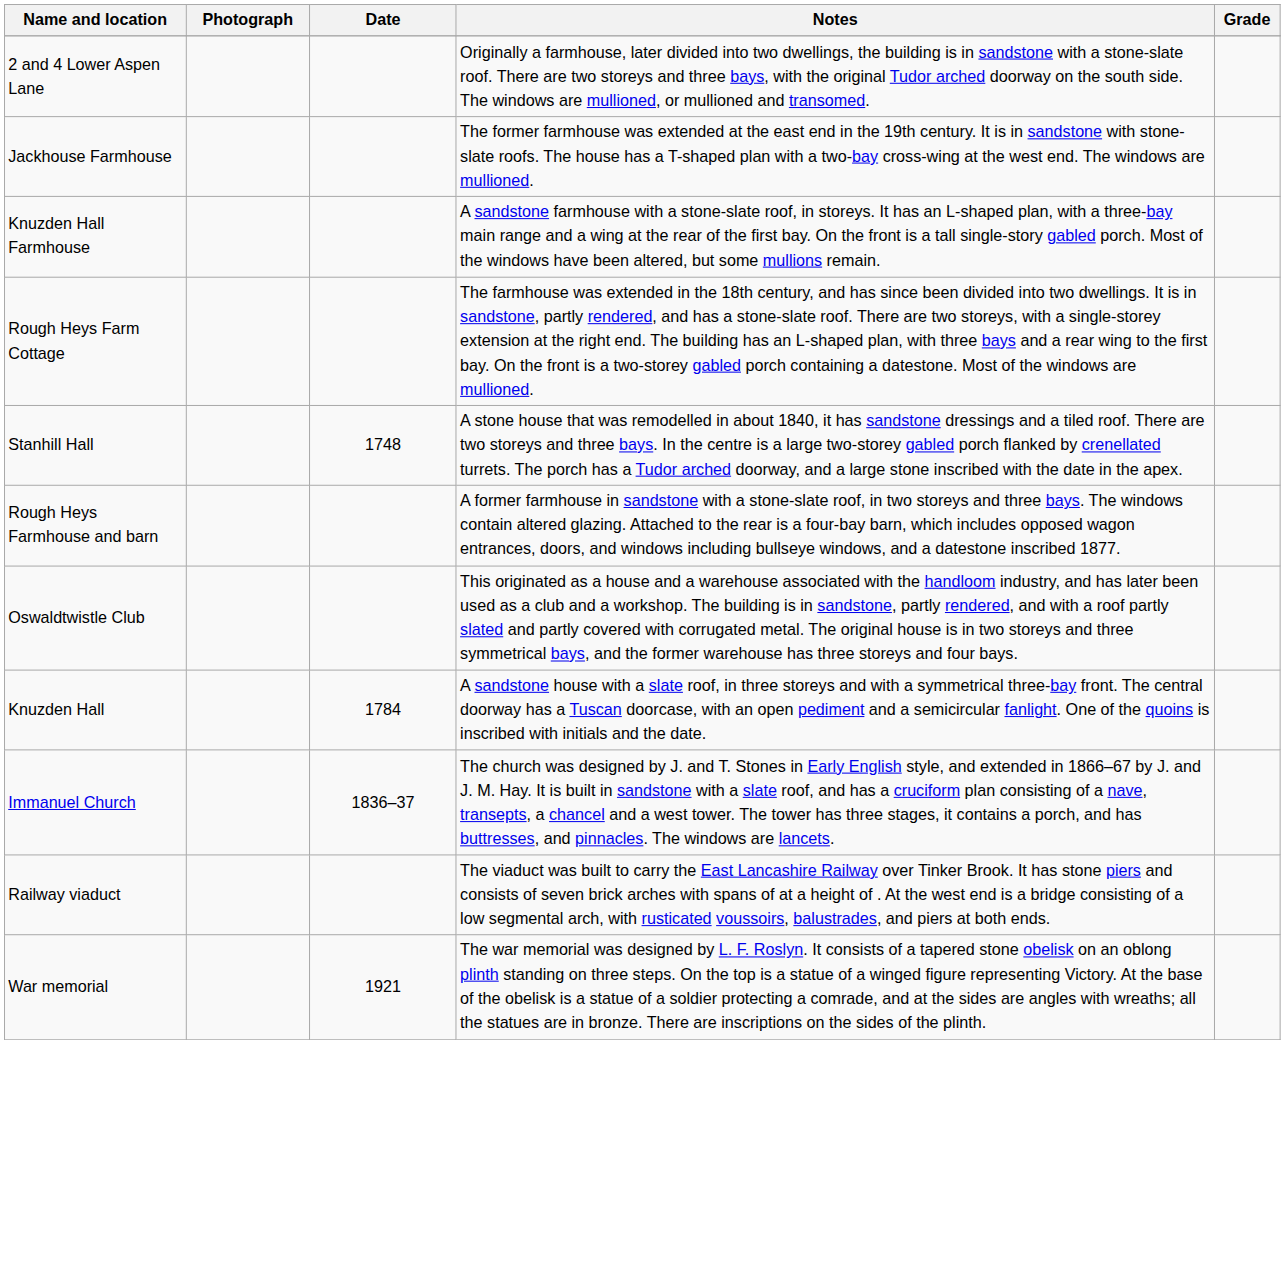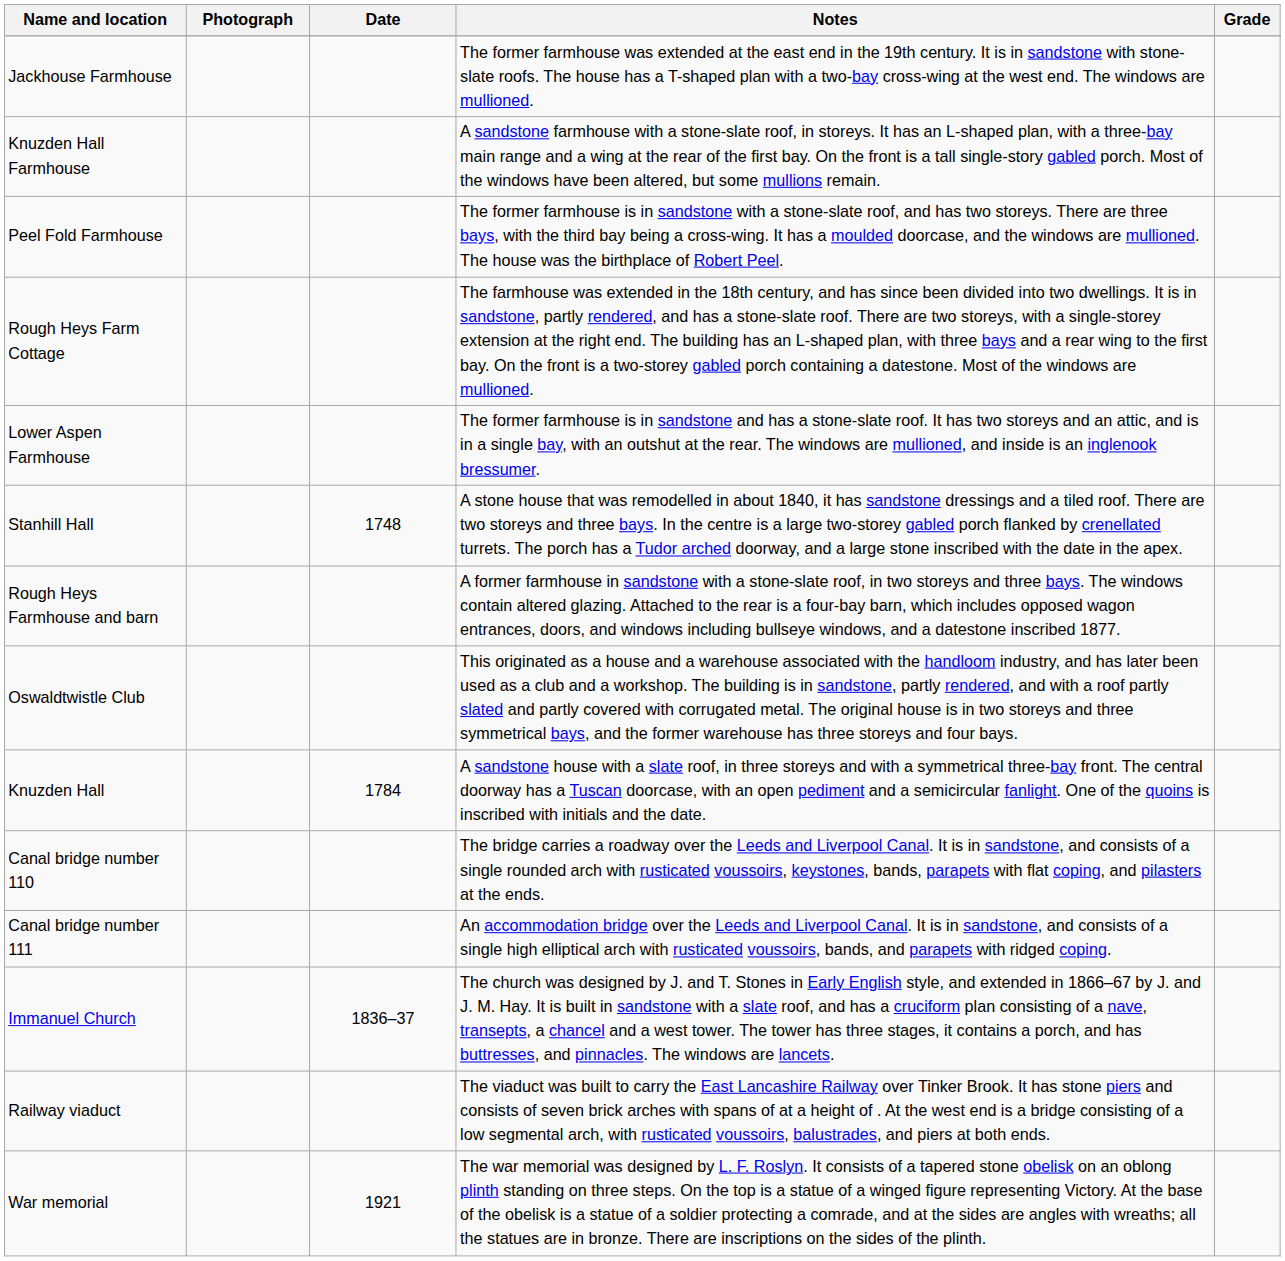- row: (84, 76)
+ row: (85, 236)
+ row: (55, 445)
+ row: (84, 870)
+ row: (84, 938)
